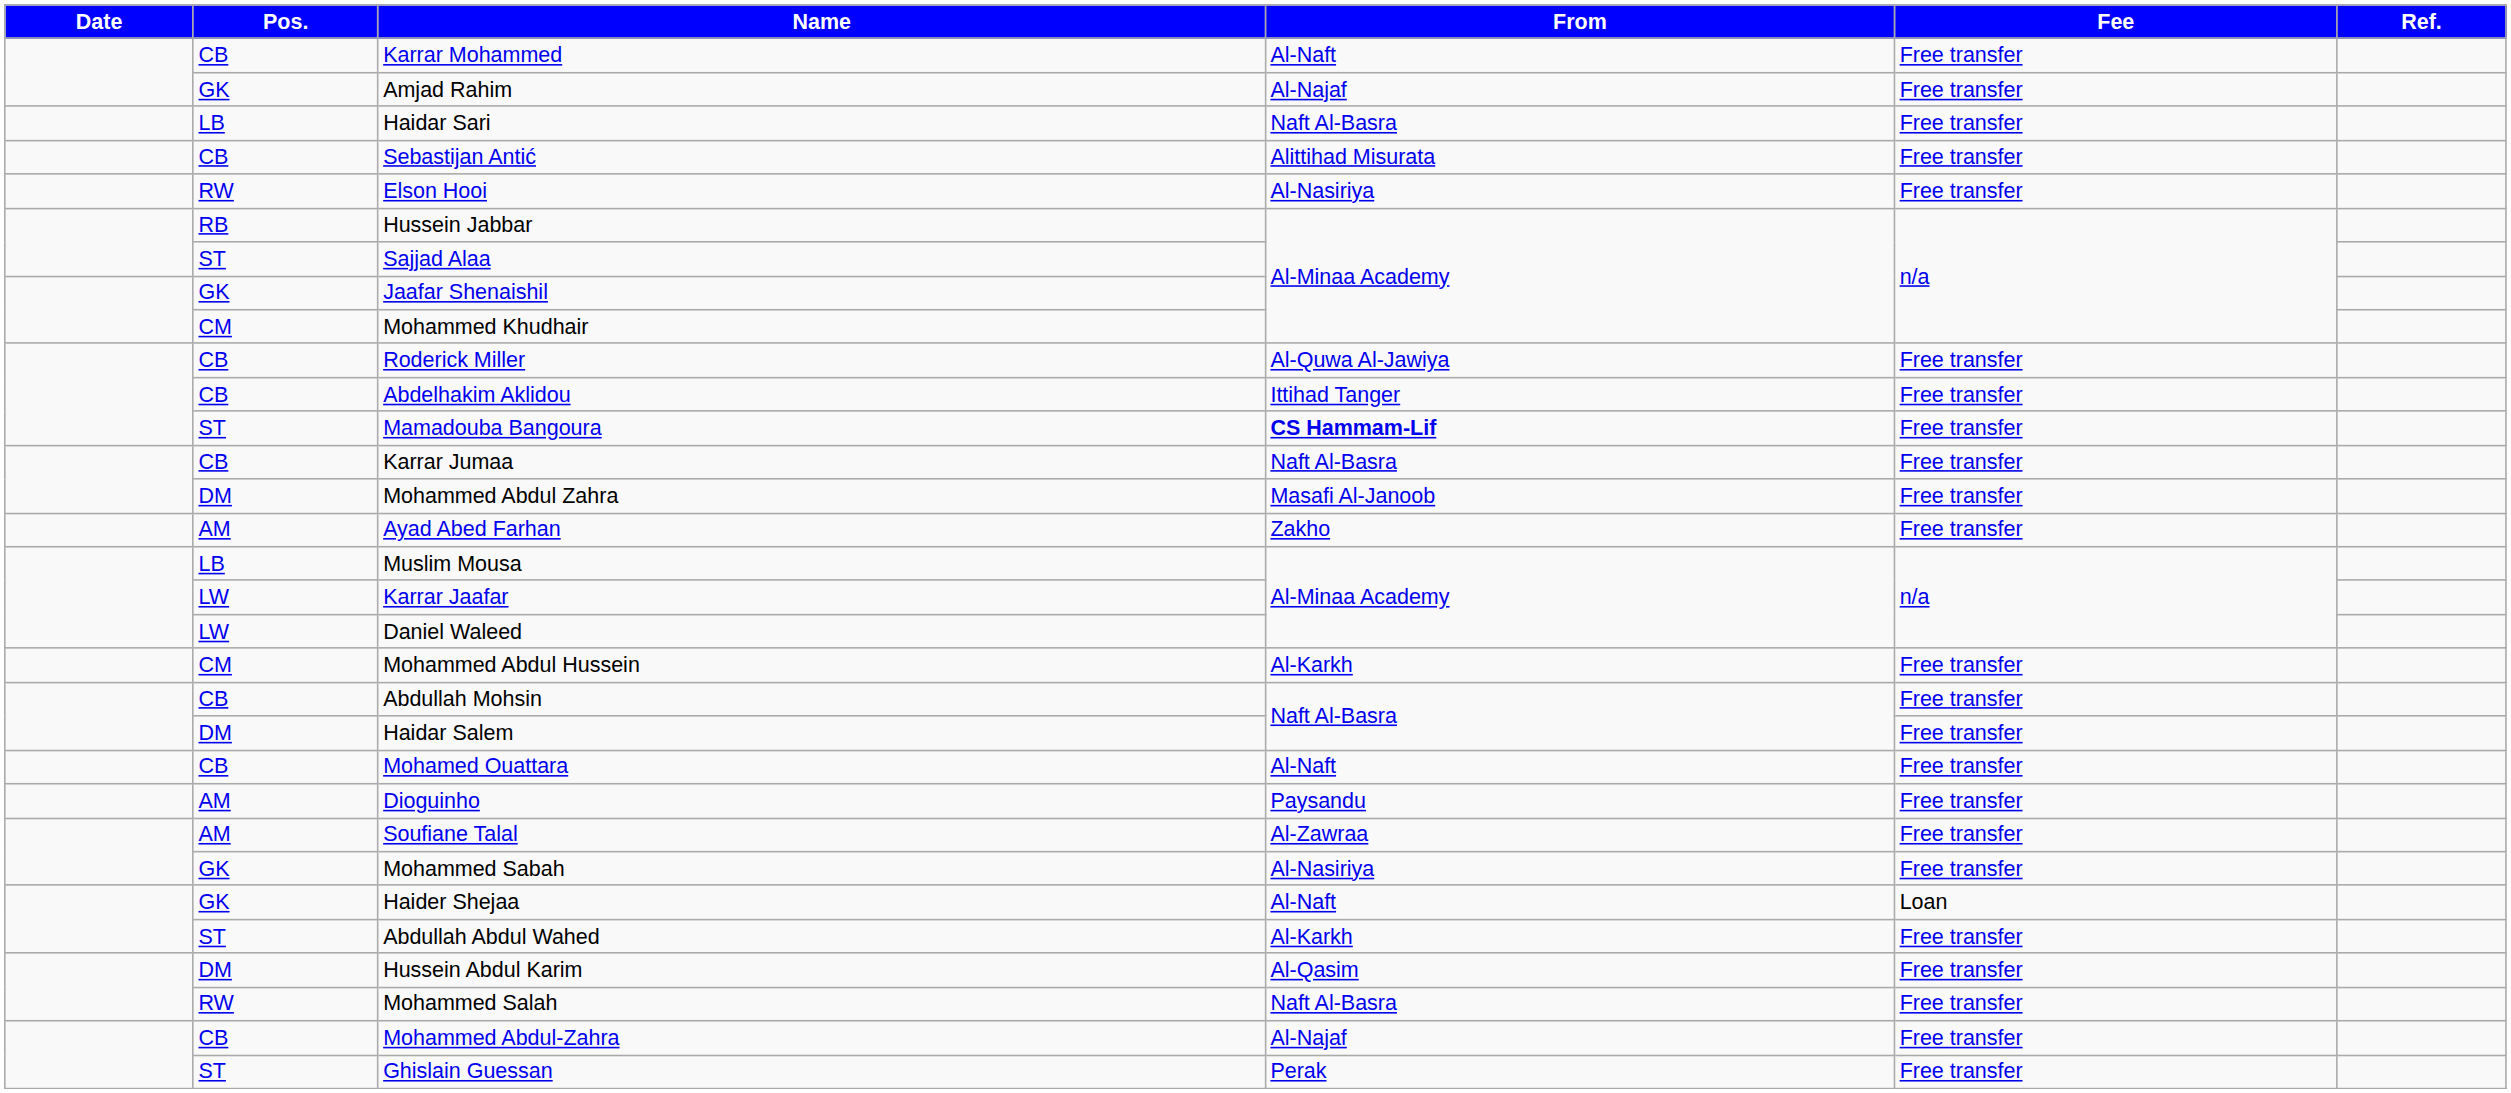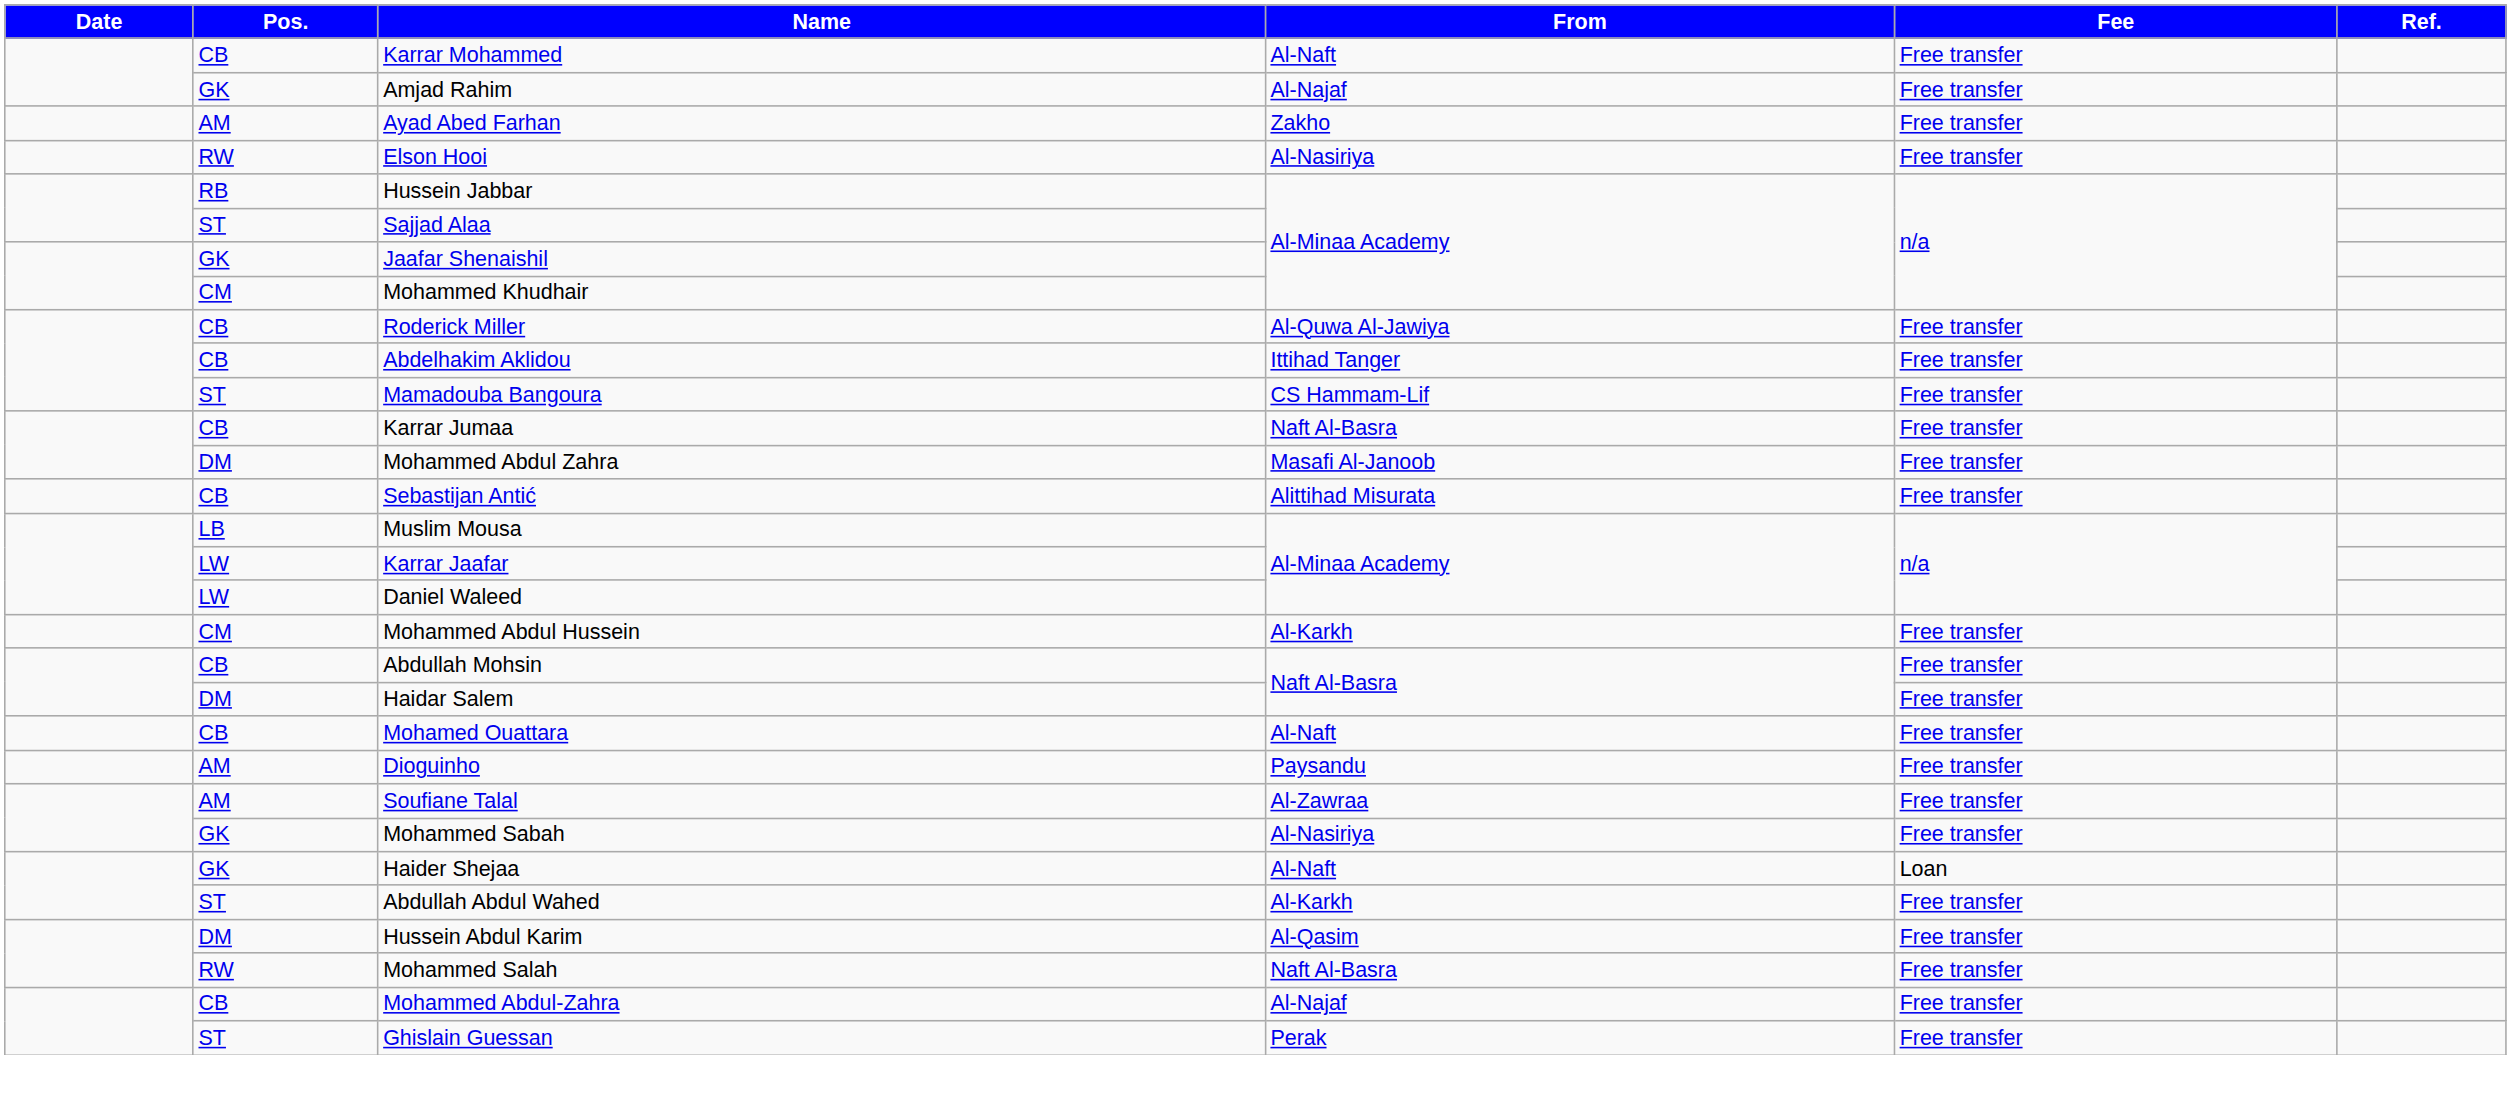- row: (437, 123)
rows swapped: (460, 157) <-> (472, 529)
(1353, 428) bold -> (1350, 394) normal
